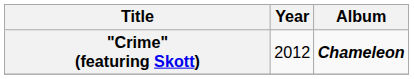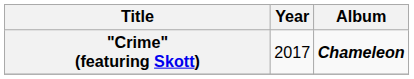(292, 52) 2012 -> (292, 52) 2017
